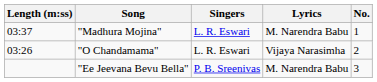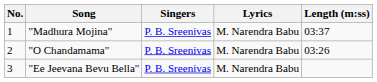columns swapped: (362, 13) <-> (40, 13)
(222, 32) L. R. Eswari -> (178, 32) P. B. Sreenivas
(222, 50) L. R. Eswari -> (178, 50) P. B. Sreenivas
(305, 50) Vijaya Narasimha -> (258, 50) M. Narendra Babu
